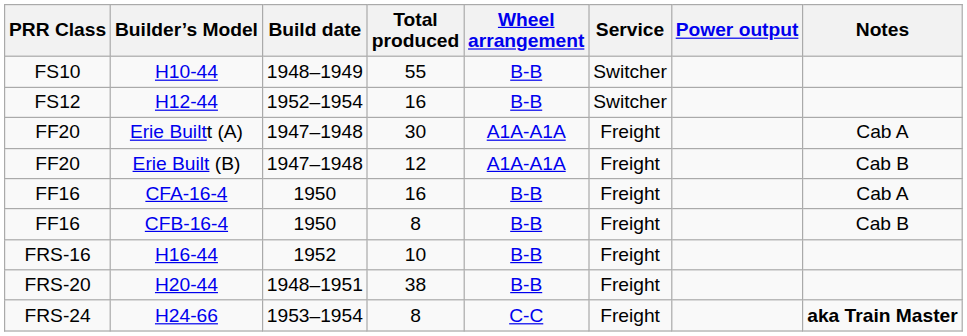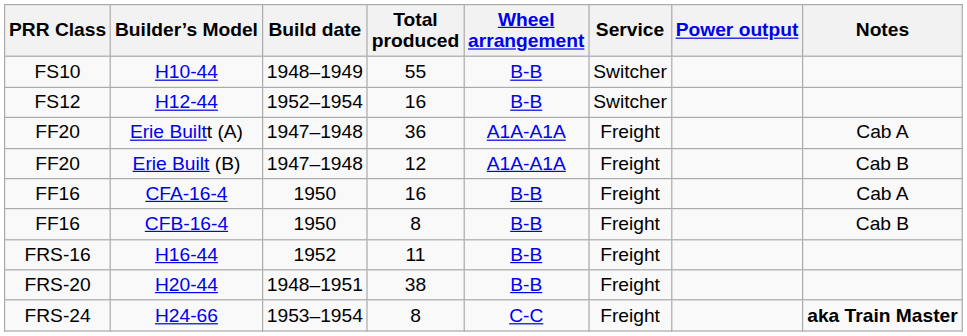(415, 132) 30 -> (415, 132) 36
(415, 254) 10 -> (415, 254) 11
